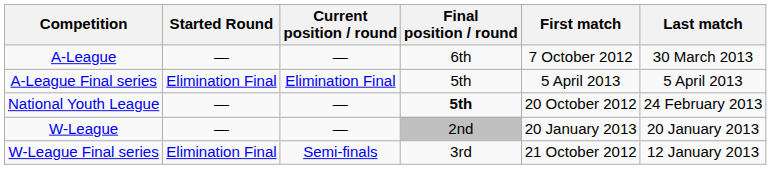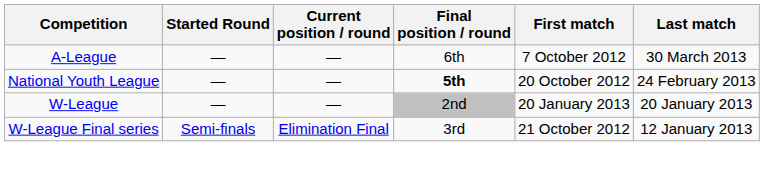- row: (84, 81)
(221, 152) Elimination Final -> (218, 128) Semi-finals
(340, 152) Semi-finals -> (334, 128) Elimination Final
